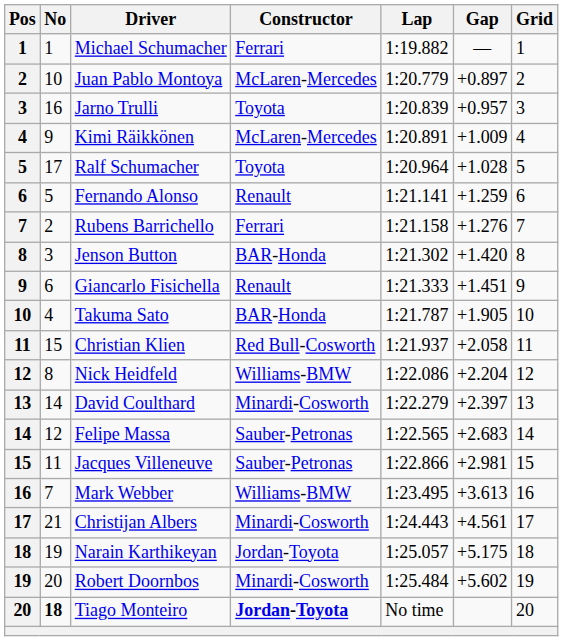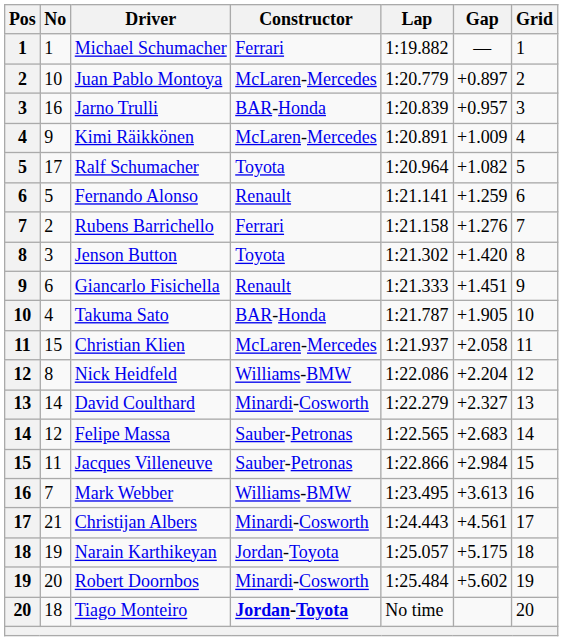(260, 107) Toyota -> (281, 107) BAR-Honda
(482, 166) +1.028 -> (482, 166) +1.082
(281, 255) BAR-Honda -> (260, 255) Toyota
(305, 344) Red Bull-Cosworth -> (306, 344) McLaren-Mercedes
(482, 403) +2.397 -> (482, 403) +2.327
(482, 463) +2.981 -> (482, 463) +2.984
(53, 611) bold -> (53, 611) normal
